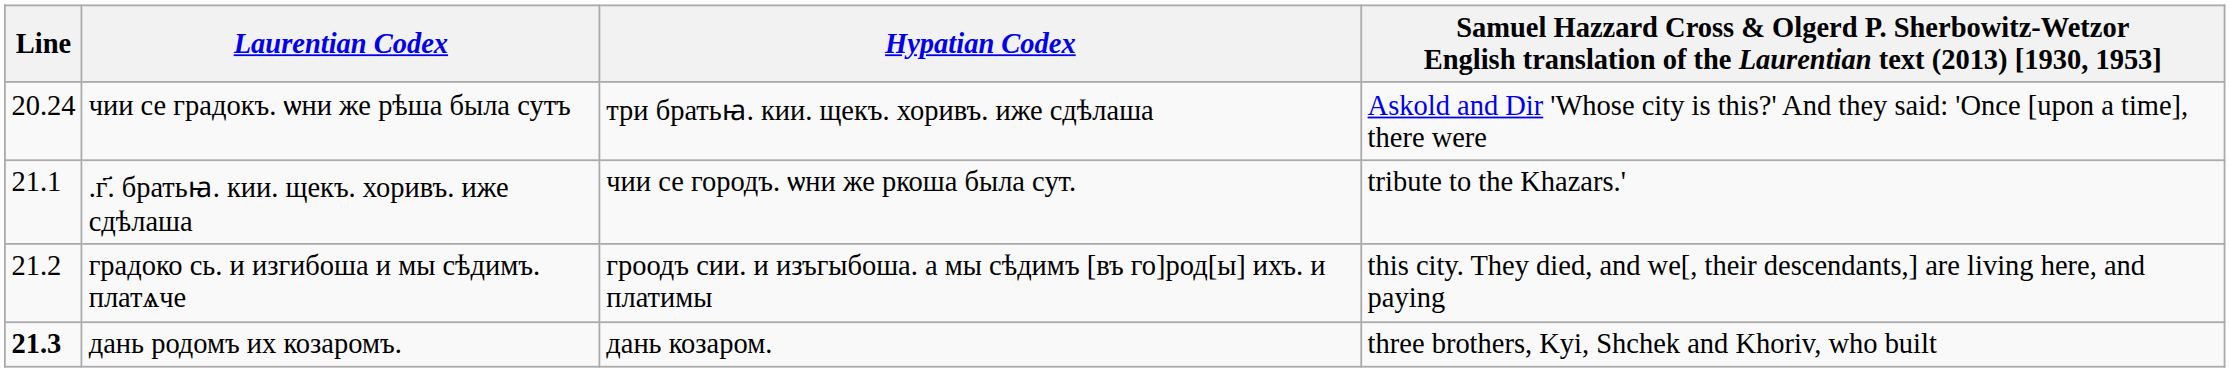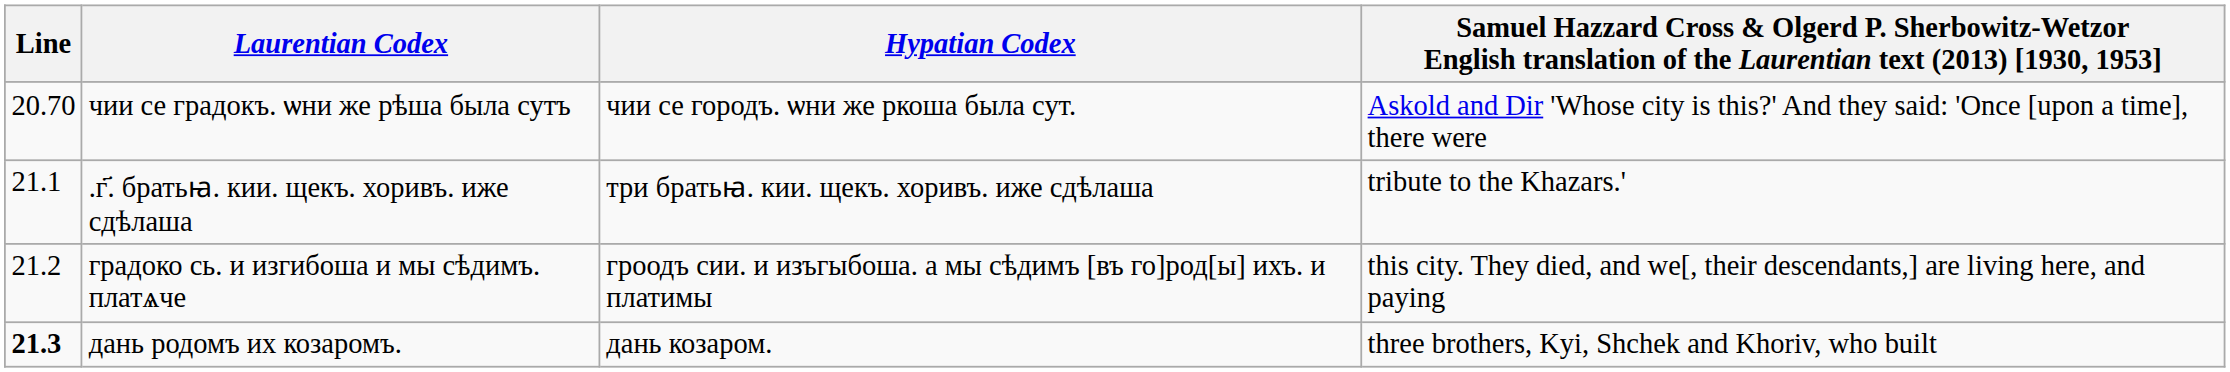(43, 104) 20.24 -> (43, 104) 20.70
(880, 110) три братьꙗ. кии. щекъ. хоривъ. иже сдѣлаша -> (841, 104) чии се городъ. ѡни же ркоша была сут.
(841, 181) чии се городъ. ѡни же ркоша была сут. -> (880, 187) три братьꙗ. кии. щекъ. хоривъ. иже сдѣлаша
